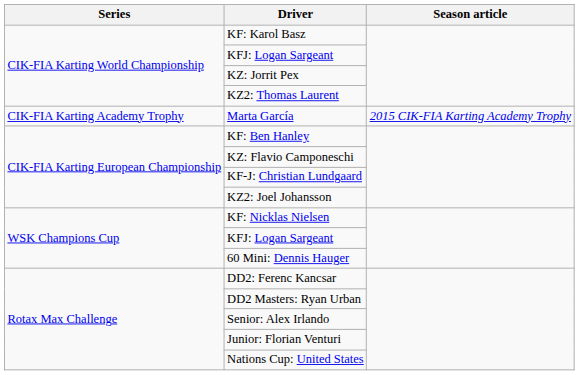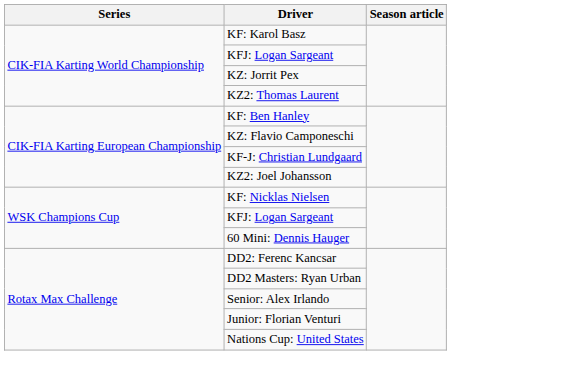- row: (96, 116)
